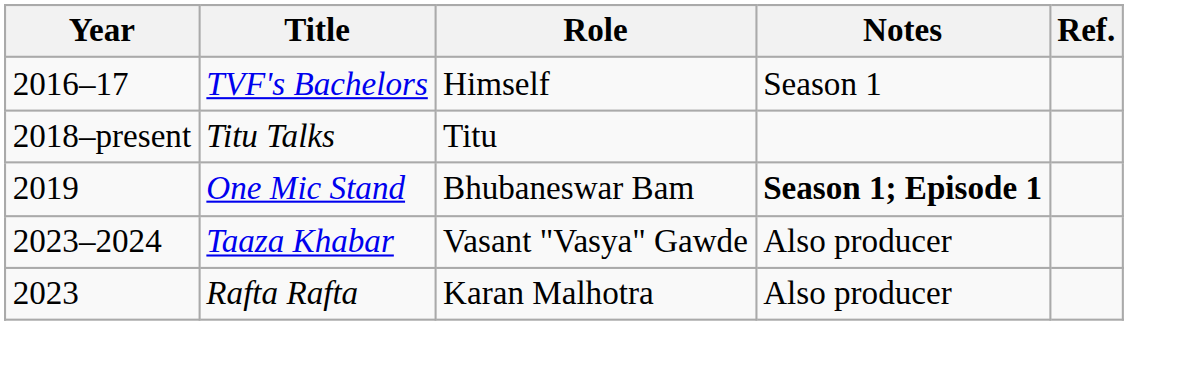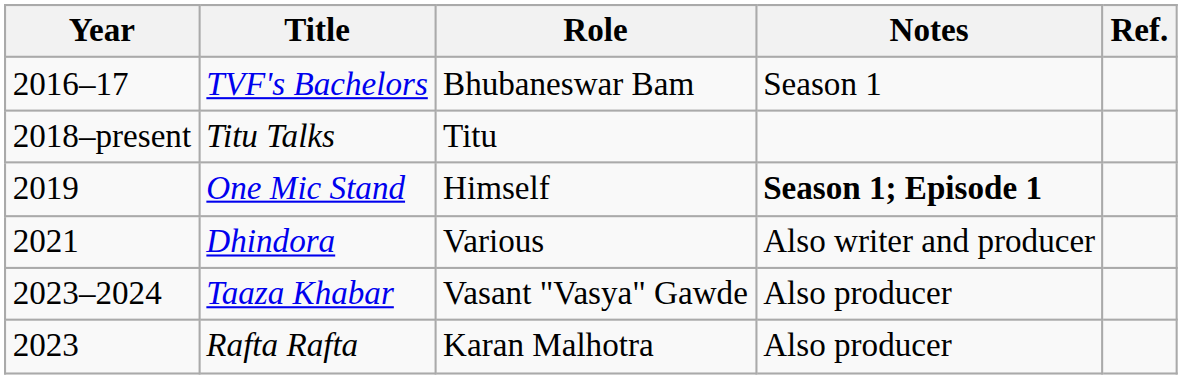(496, 83) Himself -> (569, 83) Bhubaneswar Bam
(569, 188) Bhubaneswar Bam -> (496, 188) Himself
+ row: (271, 240)
